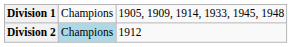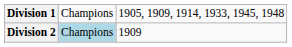(130, 32) 1912 -> (130, 32) 1909
